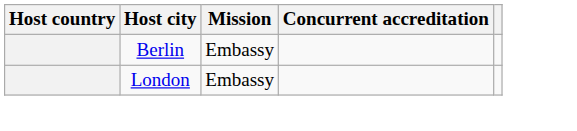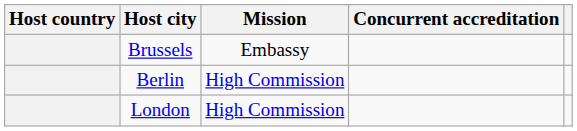+ row: (160, 49)
(240, 49) Embassy -> (275, 79) High Commission
(240, 79) Embassy -> (275, 110) High Commission
